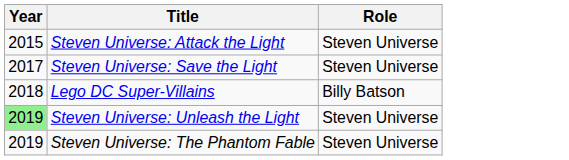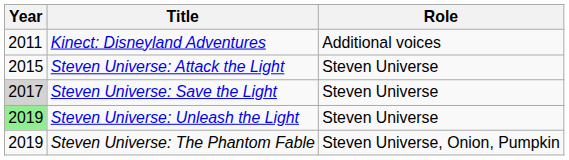+ row: (158, 42)
(26, 67) no background -> (26, 92) lightgrey background
- row: (133, 92)
(380, 142) Steven Universe -> (441, 142) Steven Universe, Onion, Pumpkin
